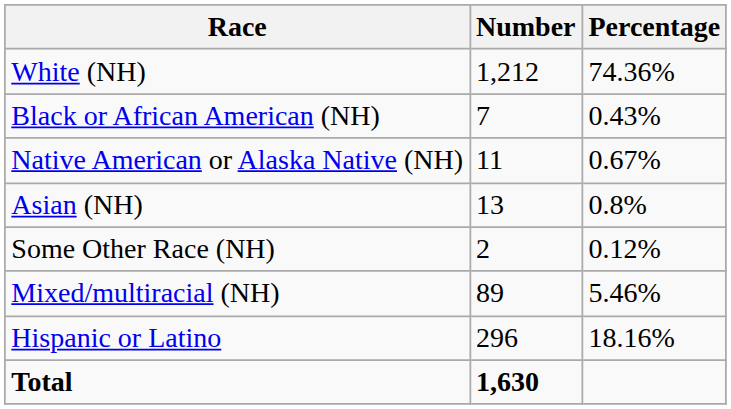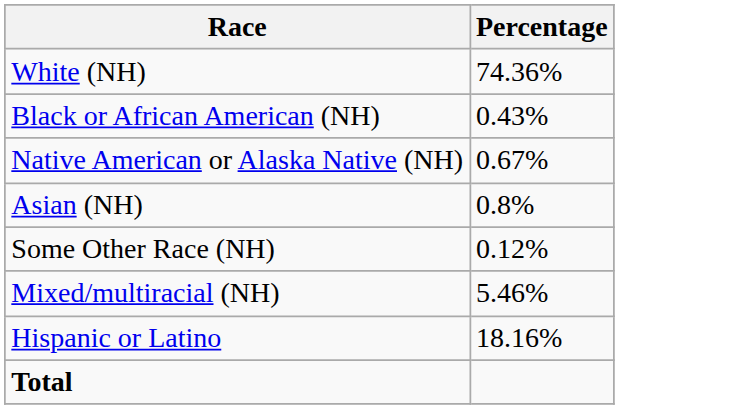- column: (526, 26)
